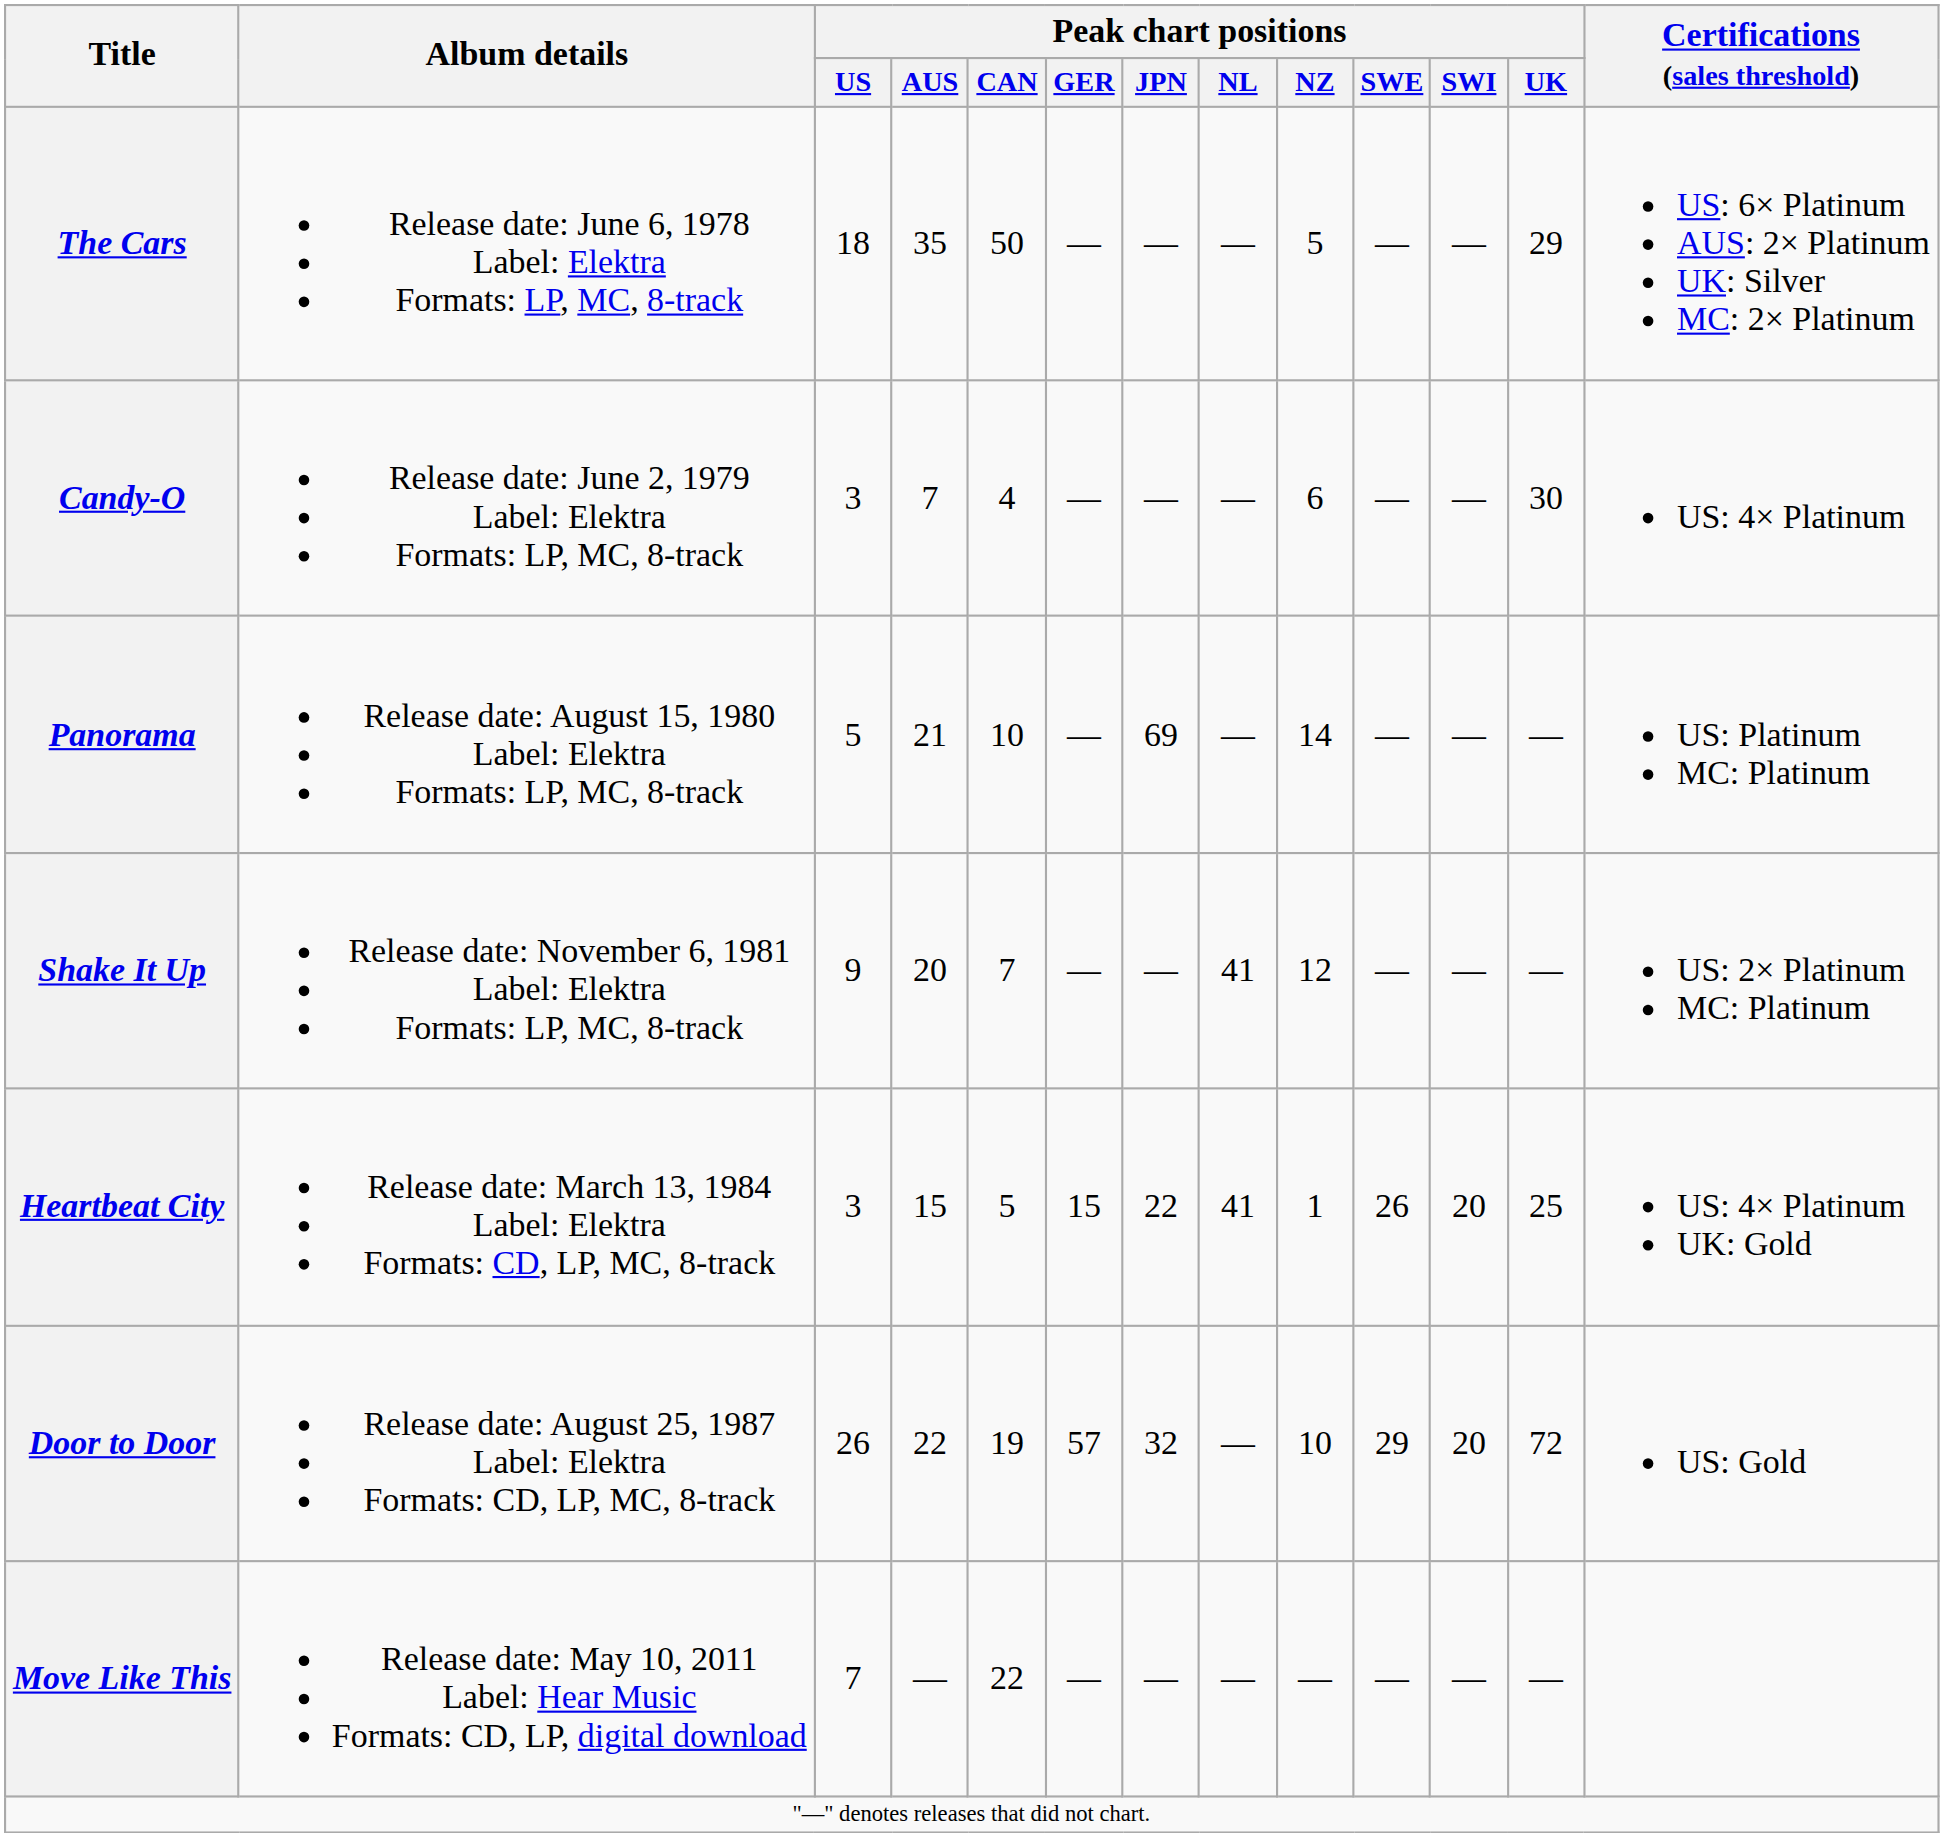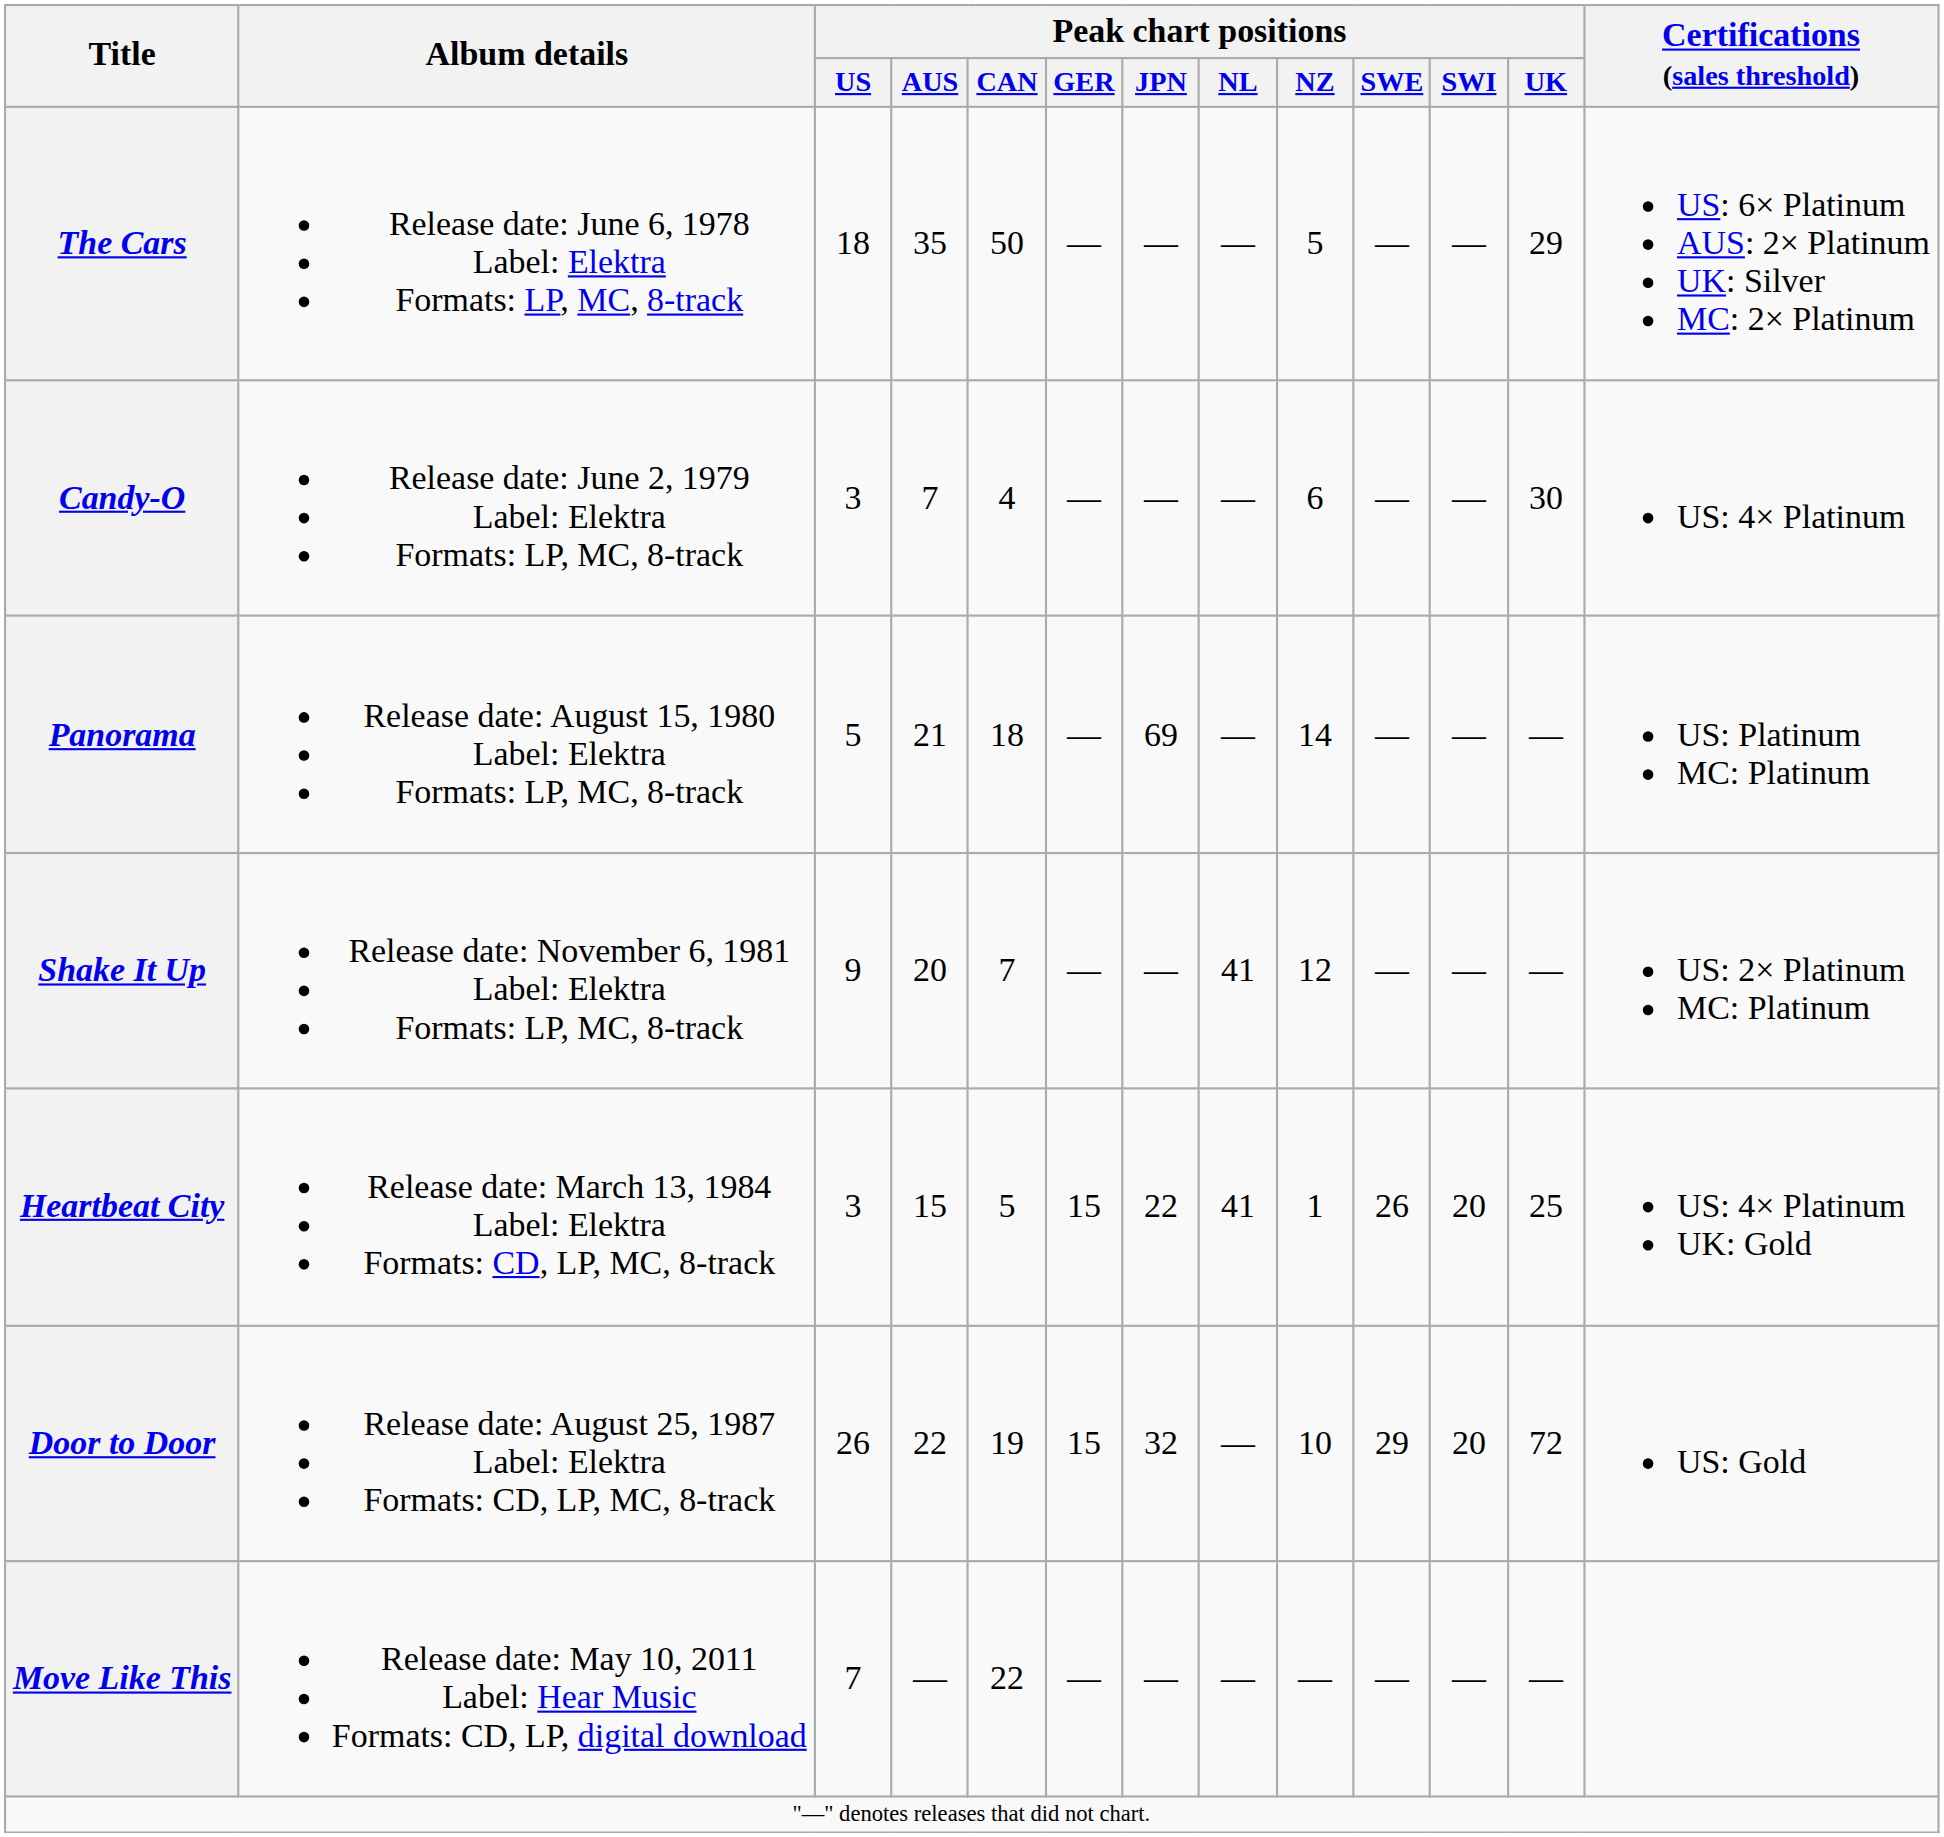(1007, 734) 10 -> (1007, 734) 18
(1084, 1442) 57 -> (1084, 1442) 15
